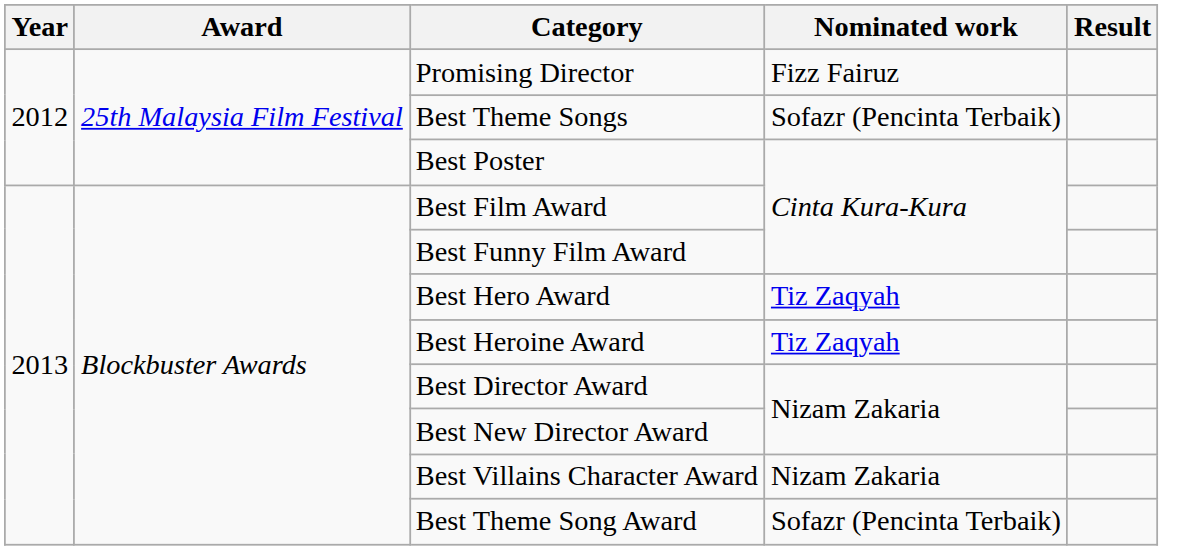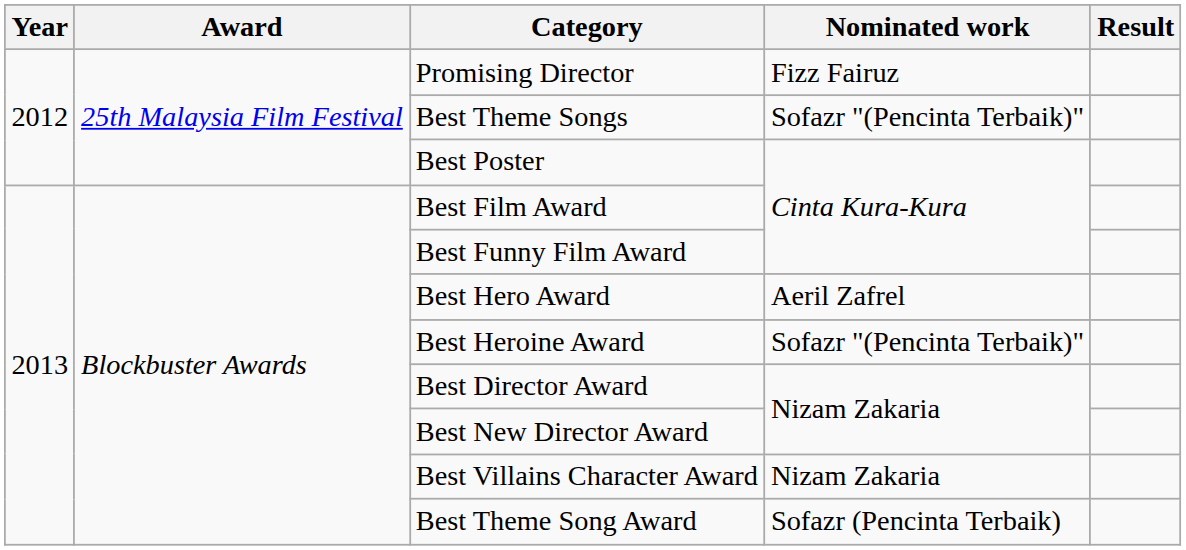(916, 116) Sofazr (Pencinta Terbaik) -> (928, 116) Sofazr "(Pencinta Terbaik)"
(835, 296) Tiz Zaqyah -> (838, 296) Aeril Zafrel
(835, 341) Tiz Zaqyah -> (928, 341) Sofazr "(Pencinta Terbaik)"
